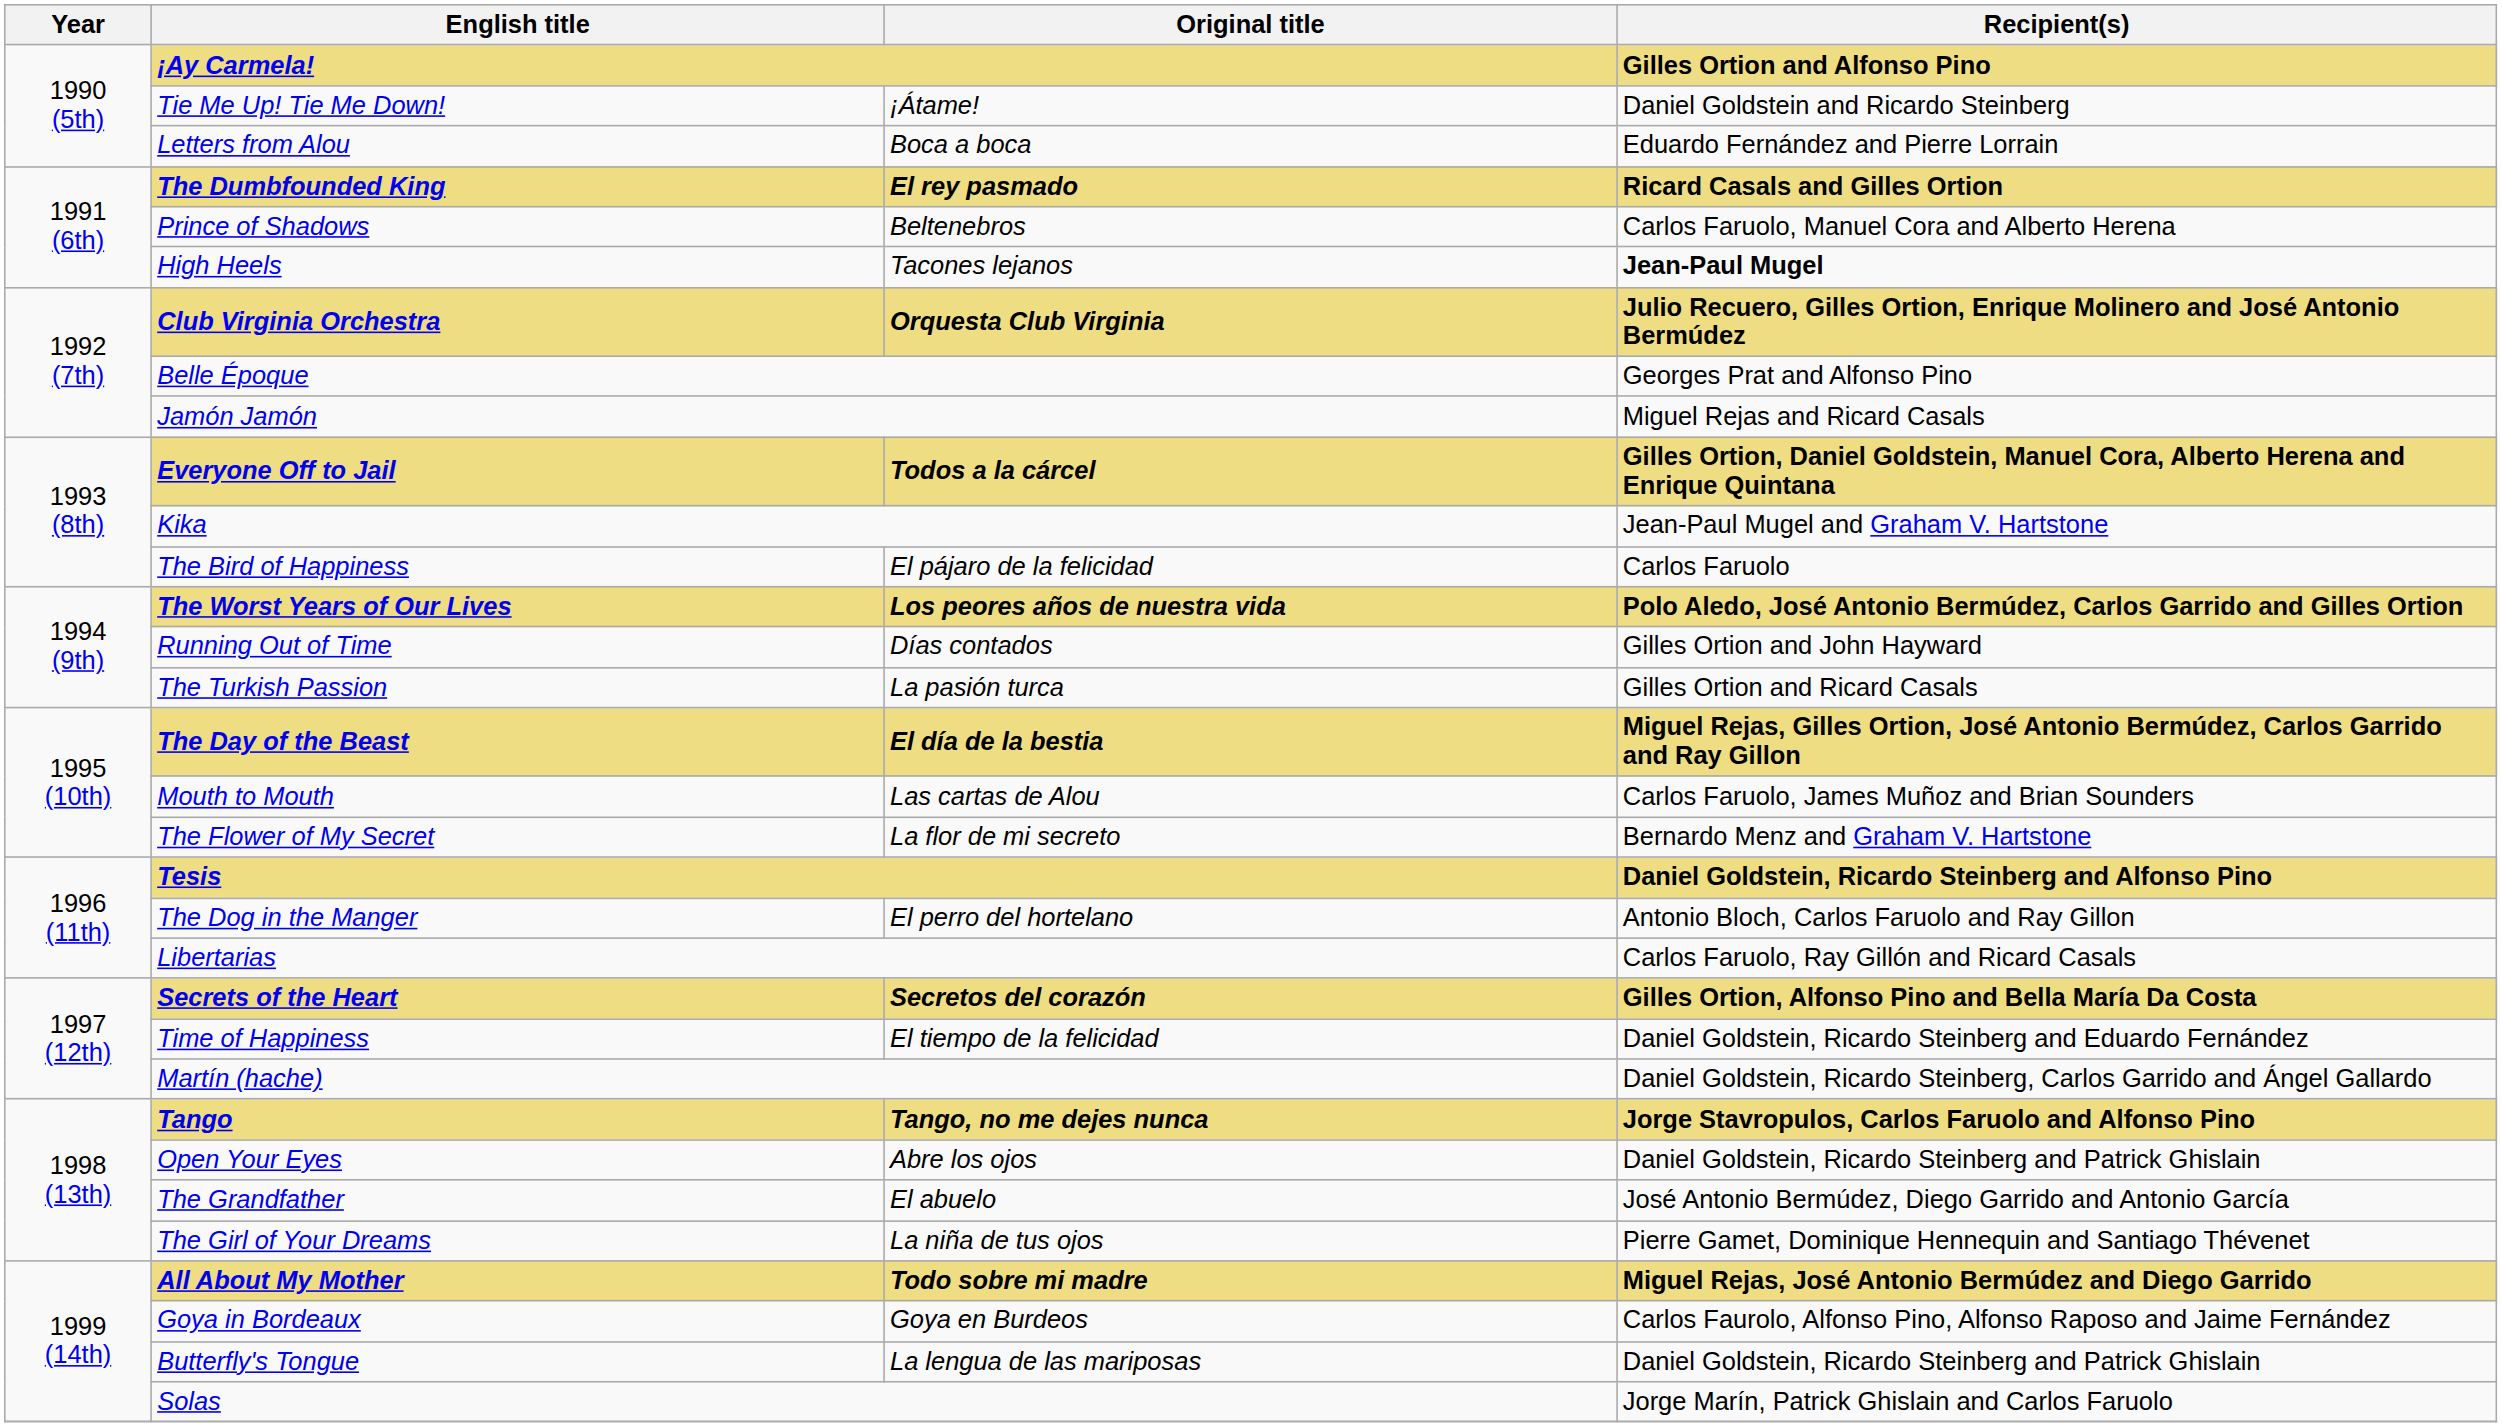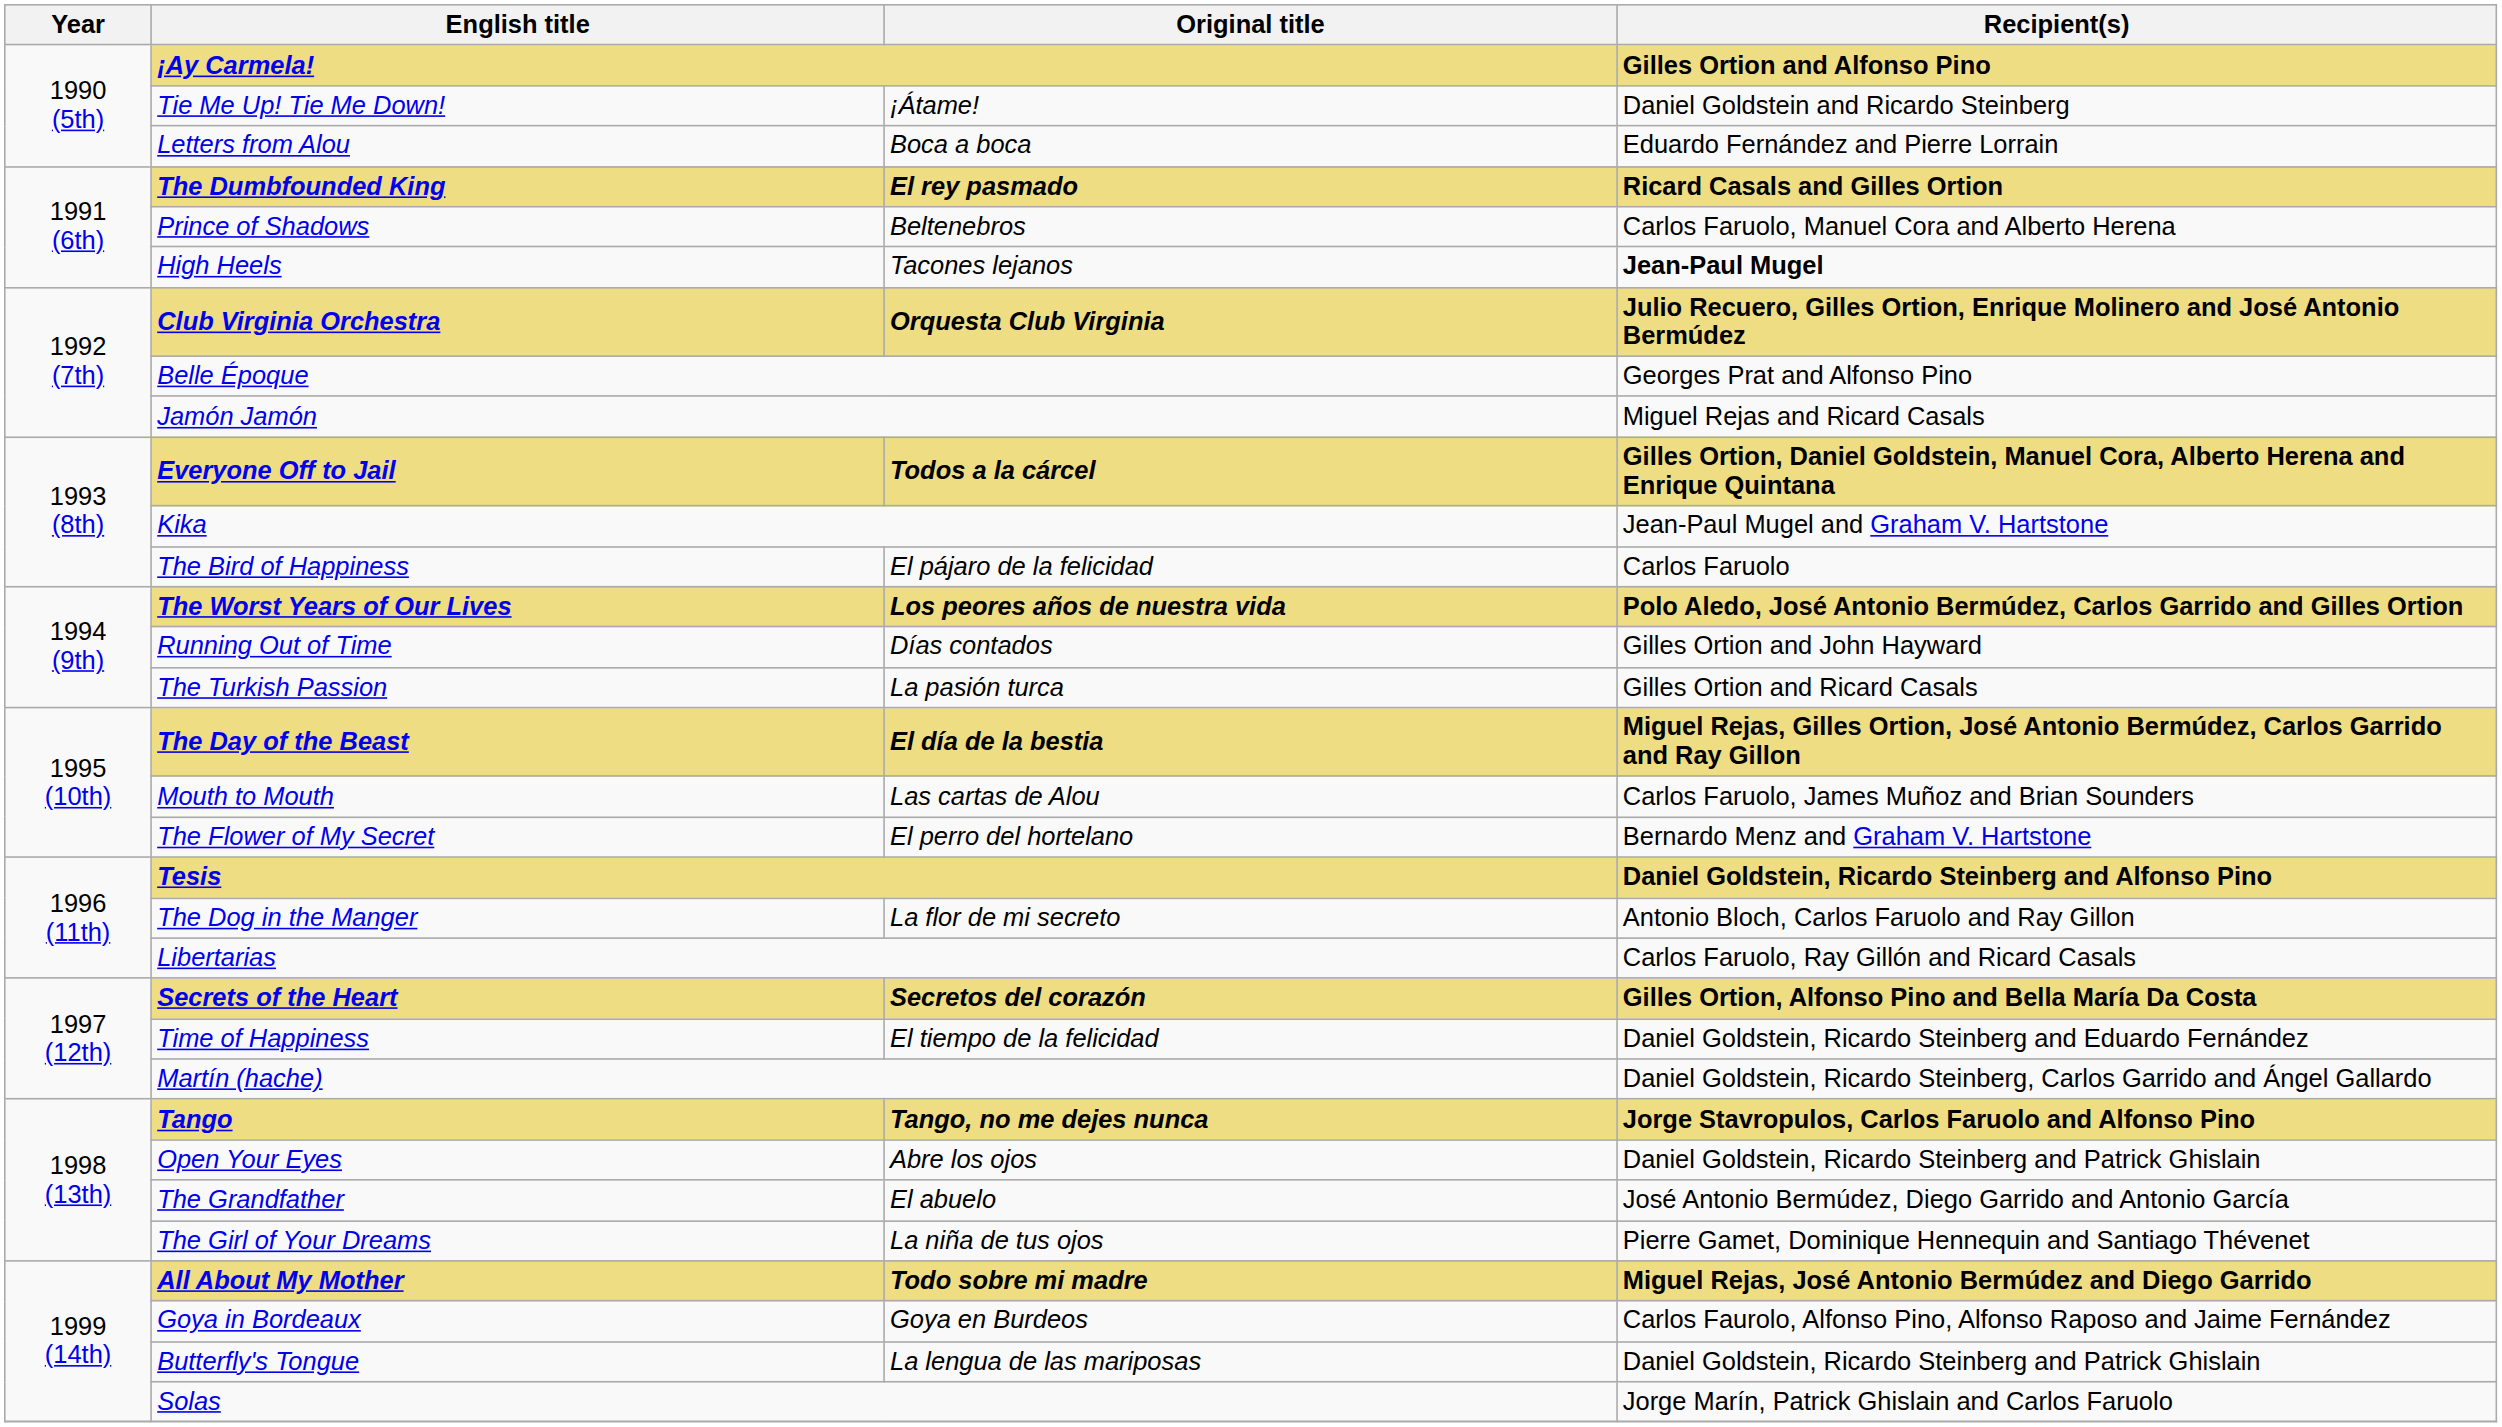(1005, 836) La flor de mi secreto -> (1012, 836) El perro del hortelano
(1012, 917) El perro del hortelano -> (1005, 917) La flor de mi secreto
